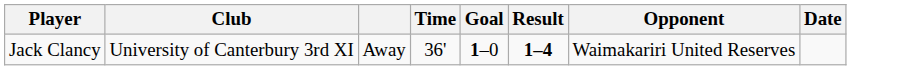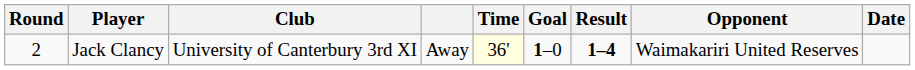+ column: (36, 19)
(435, 49) no background -> (499, 49) lightyellow background
